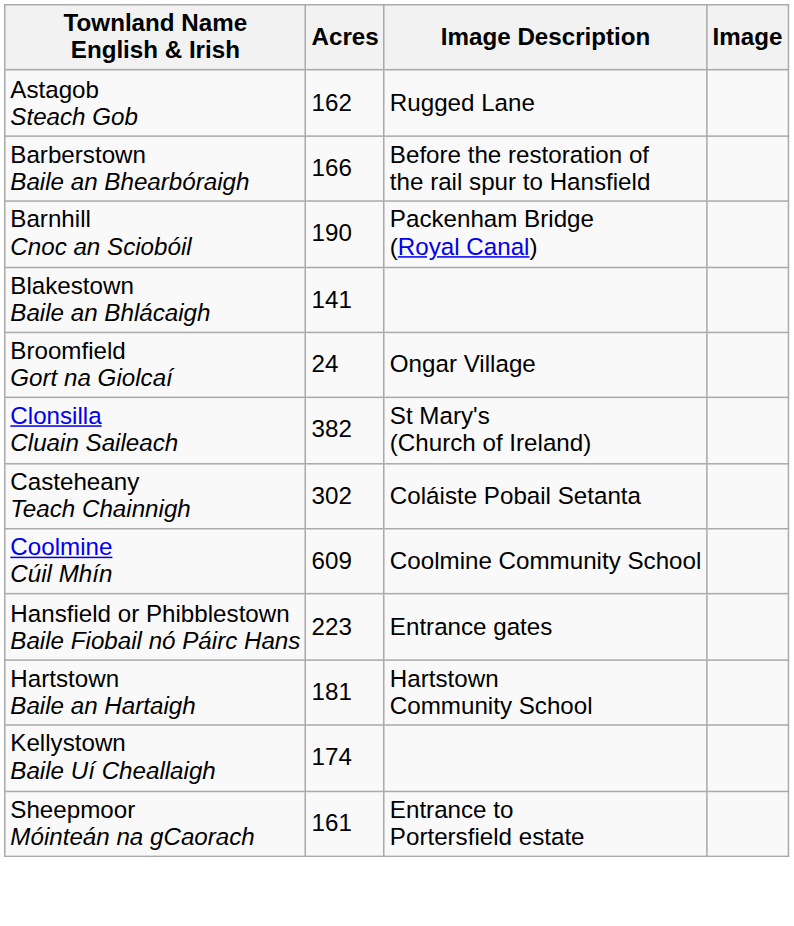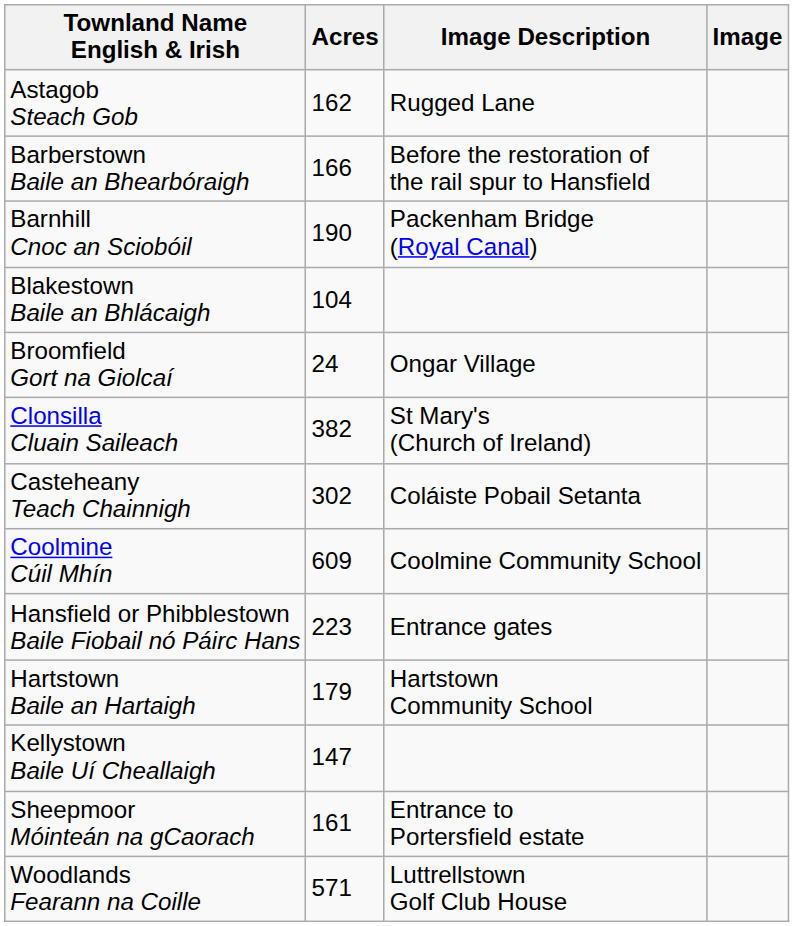(332, 299) 141 -> (332, 299) 104
(332, 692) 181 -> (332, 692) 179
(332, 757) 174 -> (332, 757) 147
+ row: (106, 888)
